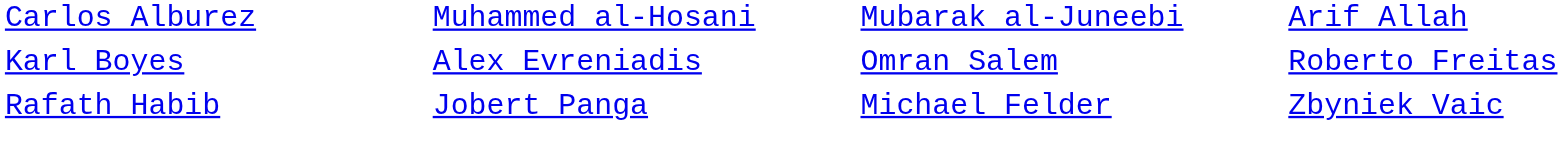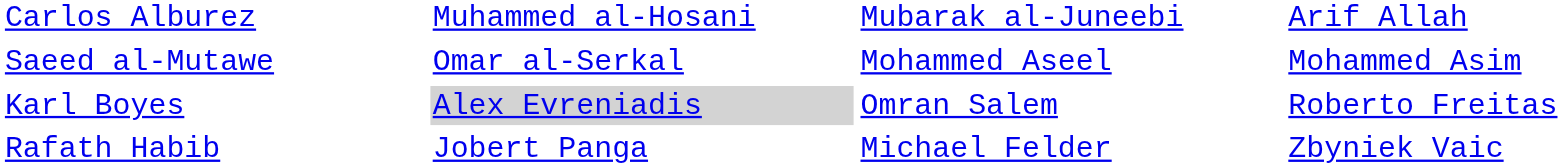+ row: (139, 62)
(567, 62) no background -> (567, 106) lightgrey background
